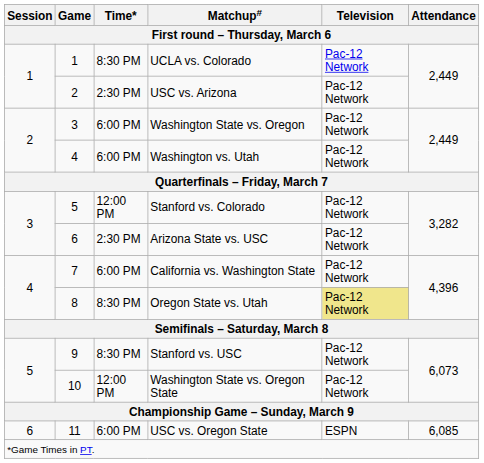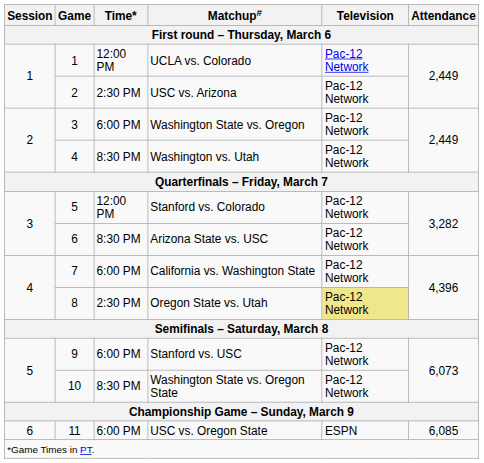(119, 61) 8:30 PM -> (111, 61) 12:00 PM
(119, 157) 6:00 PM -> (119, 157) 8:30 PM
(119, 239) 2:30 PM -> (119, 239) 8:30 PM
(119, 303) 8:30 PM -> (119, 303) 2:30 PM
(119, 354) 8:30 PM -> (119, 354) 6:00 PM
(111, 386) 12:00 PM -> (119, 386) 8:30 PM
